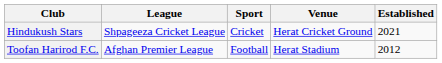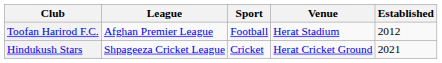rows swapped: (45, 31) <-> (53, 49)
